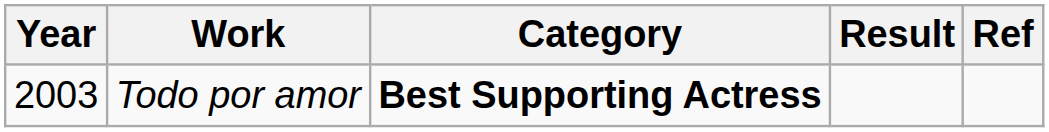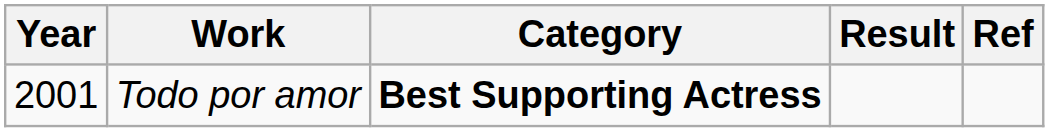(56, 94) 2003 -> (56, 94) 2001
